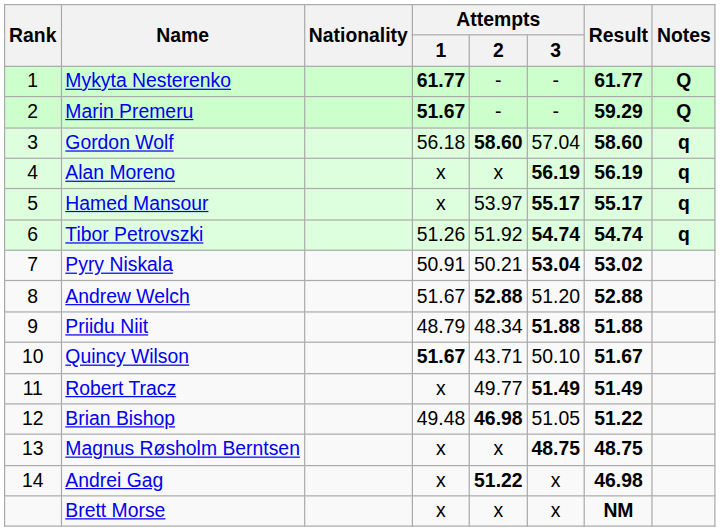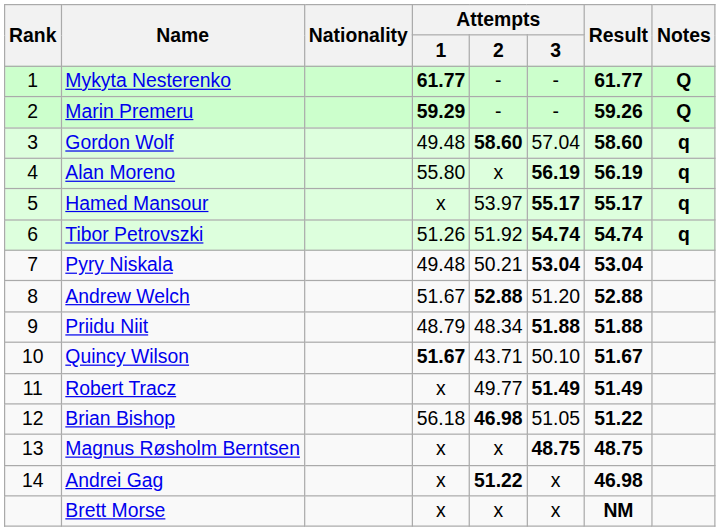(441, 111) 51.67 -> (441, 111) 59.29
(618, 111) 59.29 -> (618, 111) 59.26
(441, 142) 56.18 -> (441, 142) 49.48
(441, 173) x -> (441, 173) 55.80
(441, 265) 50.91 -> (441, 265) 49.48
(618, 265) 53.02 -> (618, 265) 53.04
(441, 419) 49.48 -> (441, 419) 56.18
